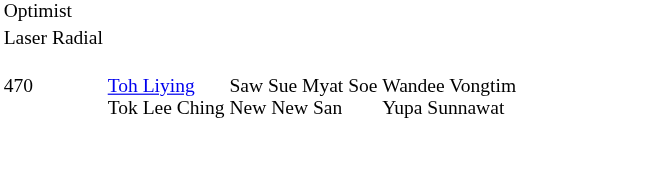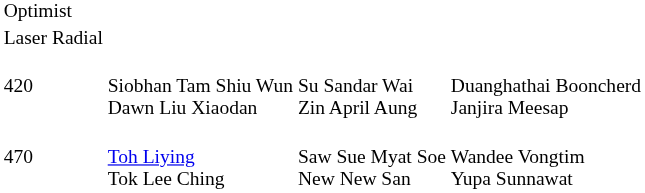+ row: (200, 97)
